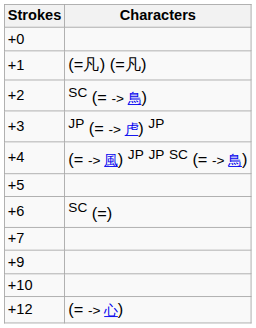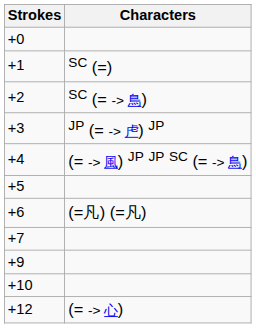(107, 65) (=凡) (=凡) -> (90, 66) SC (=)
(90, 211) SC (=) -> (107, 213) (=凡) (=凡)
